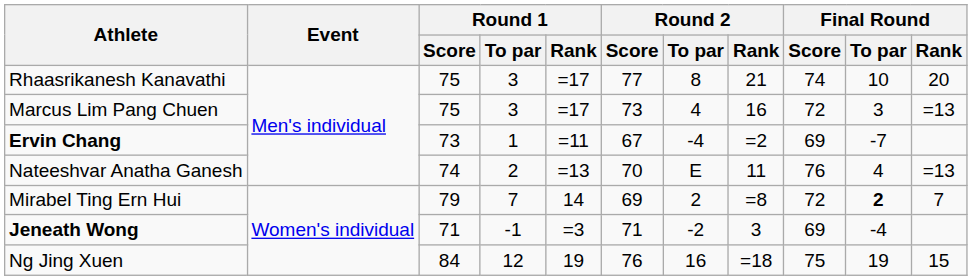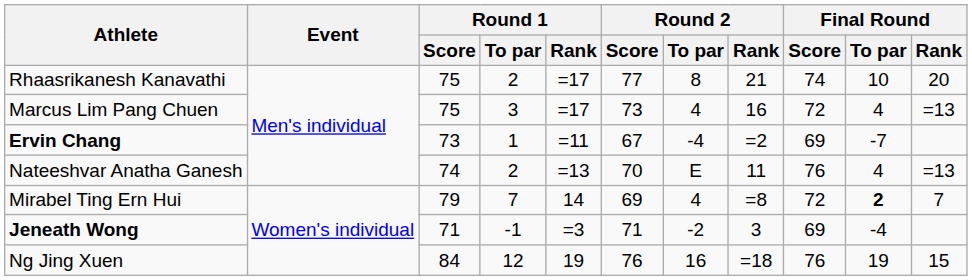(513, 80) 3 -> (513, 80) 2
(878, 110) 3 -> (878, 110) 4
(696, 200) 2 -> (696, 200) 4
(815, 260) 75 -> (815, 260) 76
